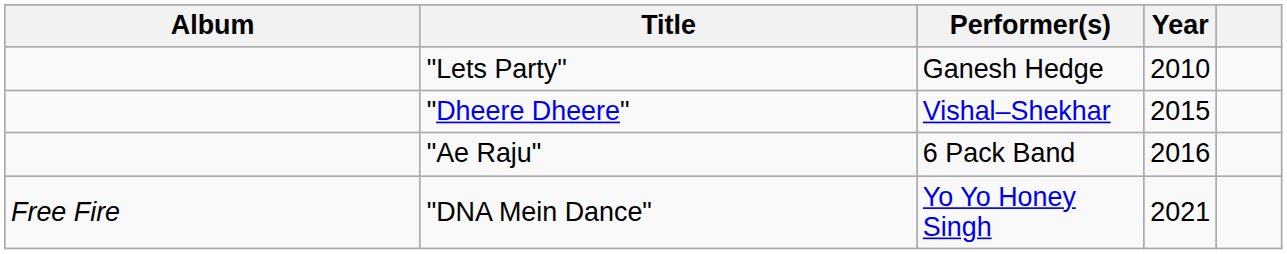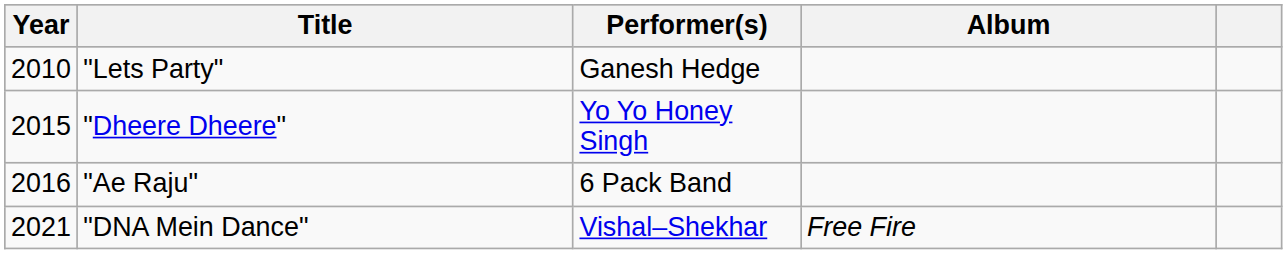columns swapped: (1180, 25) <-> (213, 25)
(1017, 111) Vishal–Shekhar -> (656, 126) Yo Yo Honey Singh
(999, 211) Yo Yo Honey Singh -> (673, 226) Vishal–Shekhar
